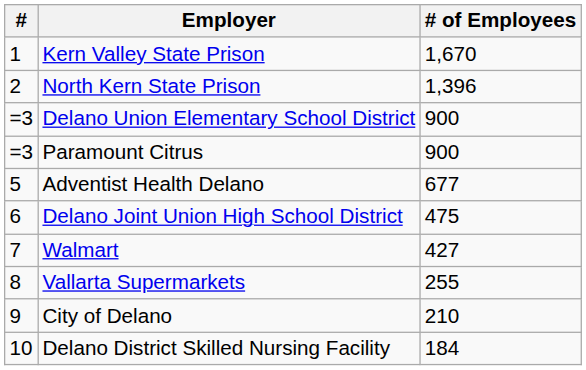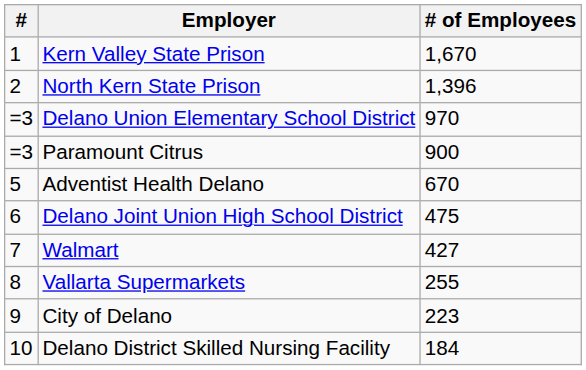(442, 119) 900 -> (442, 119) 970
(442, 184) 677 -> (442, 184) 670
(442, 315) 210 -> (442, 315) 223
